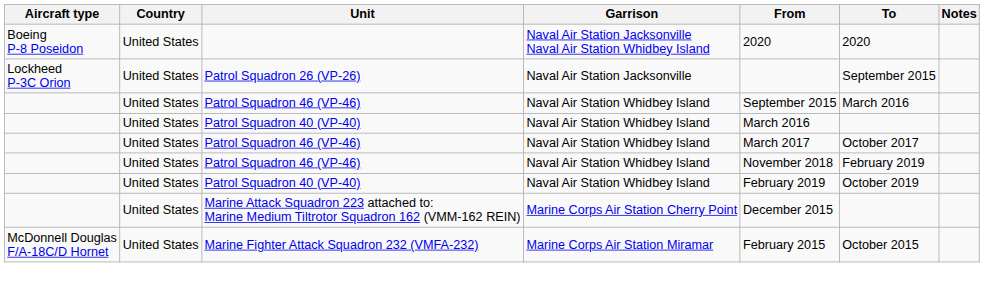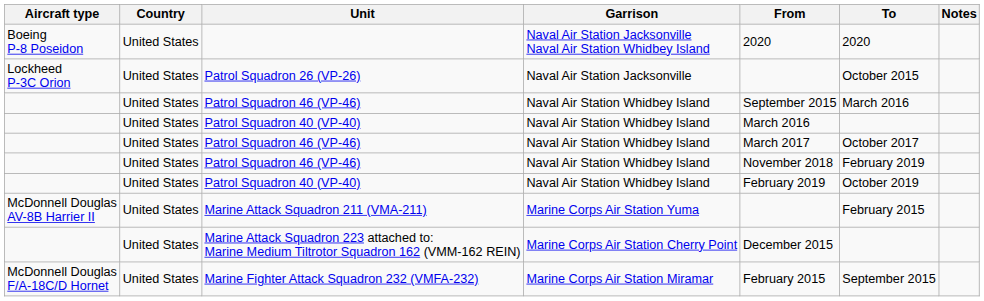(889, 75) September 2015 -> (881, 75) October 2015
+ row: (316, 210)
(881, 244) October 2015 -> (889, 278) September 2015
